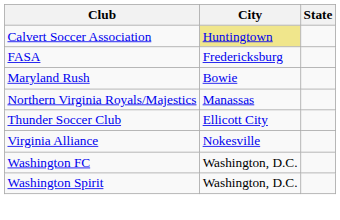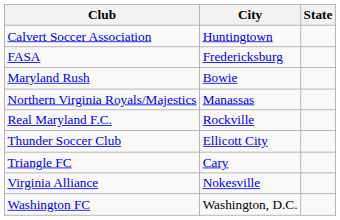(238, 36) khaki background -> (238, 36) no background
+ row: (60, 120)
+ row: (40, 162)
- row: (55, 183)
